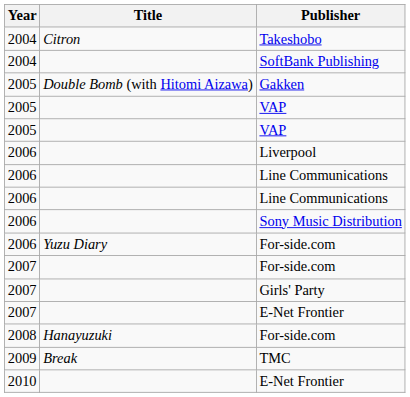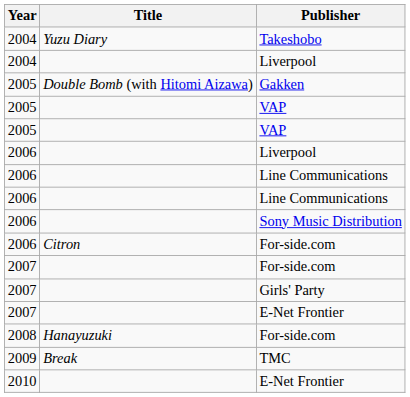(62, 38) Citron -> (75, 38) Yuzu Diary
- row: (22, 61)
+ row: (22, 61)
(75, 244) Yuzu Diary -> (62, 244) Citron
